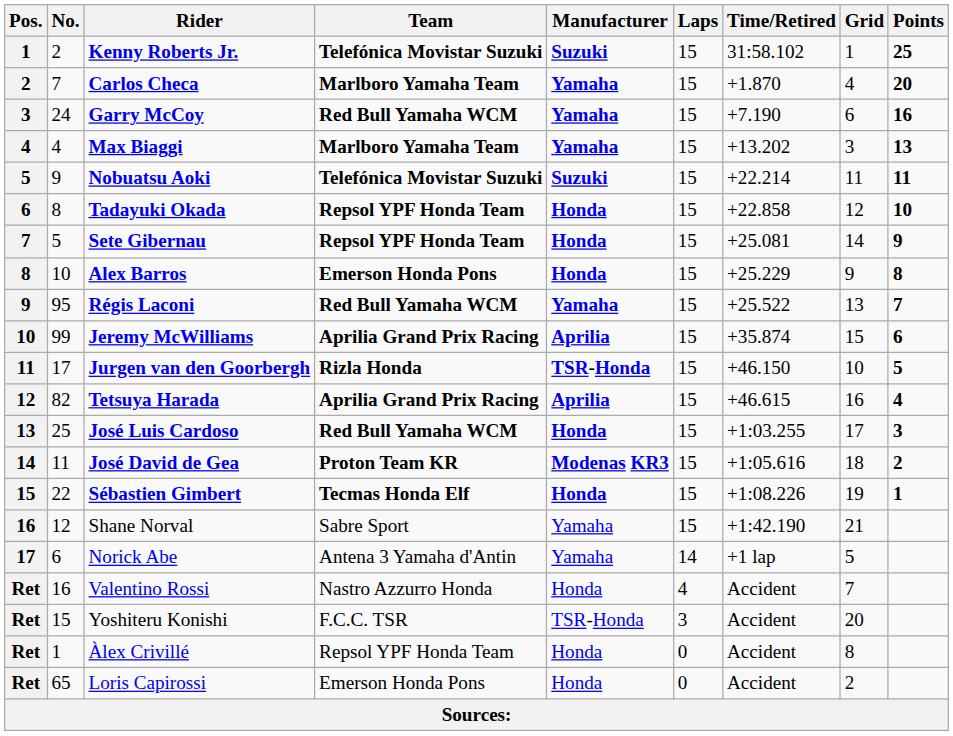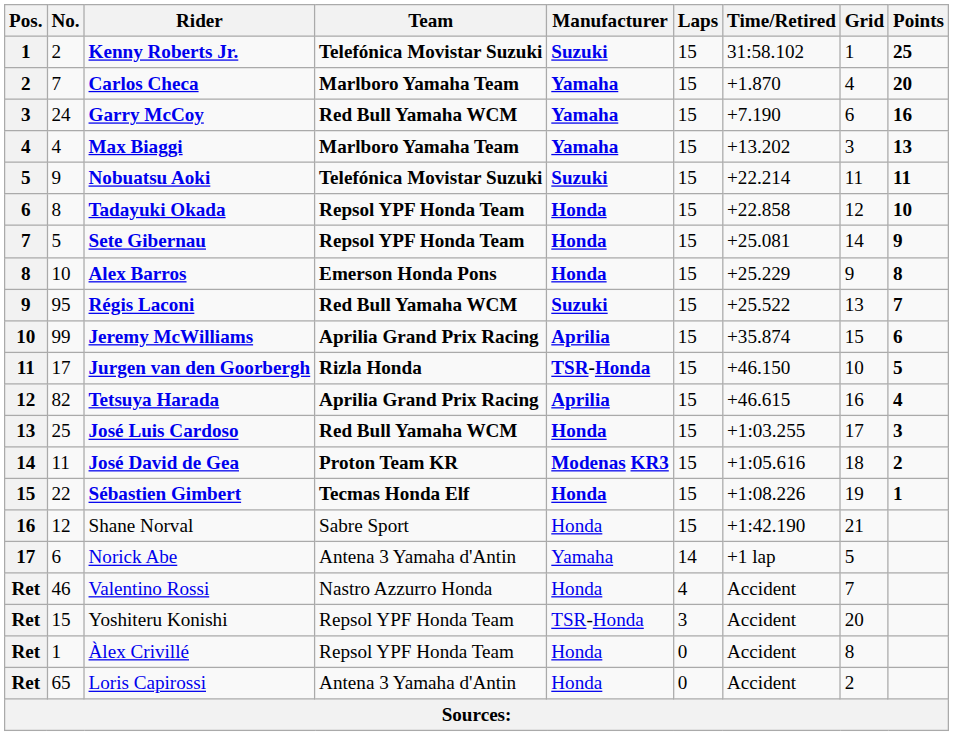(585, 304) Yamaha -> (579, 304) Suzuki
(582, 525) Yamaha -> (577, 525) Honda
(61, 588) 16 -> (61, 588) 46
(363, 620) F.C.C. TSR -> (417, 620) Repsol YPF Honda Team
(402, 683) Emerson Honda Pons -> (418, 683) Antena 3 Yamaha d'Antin
